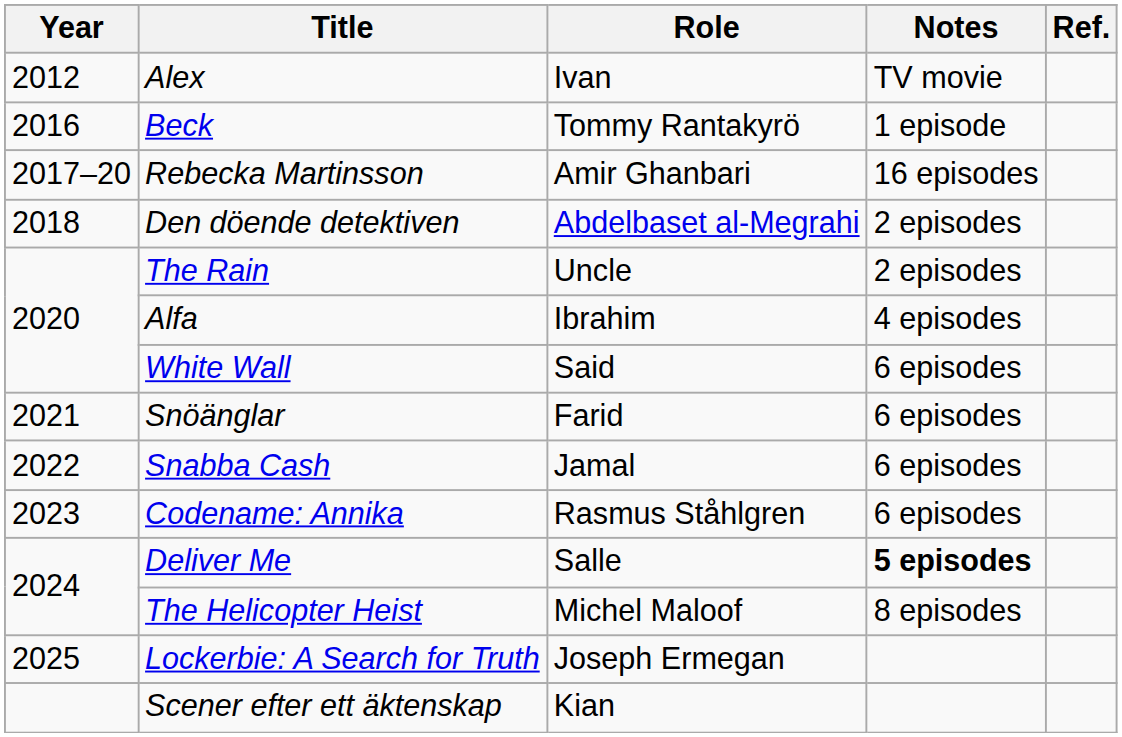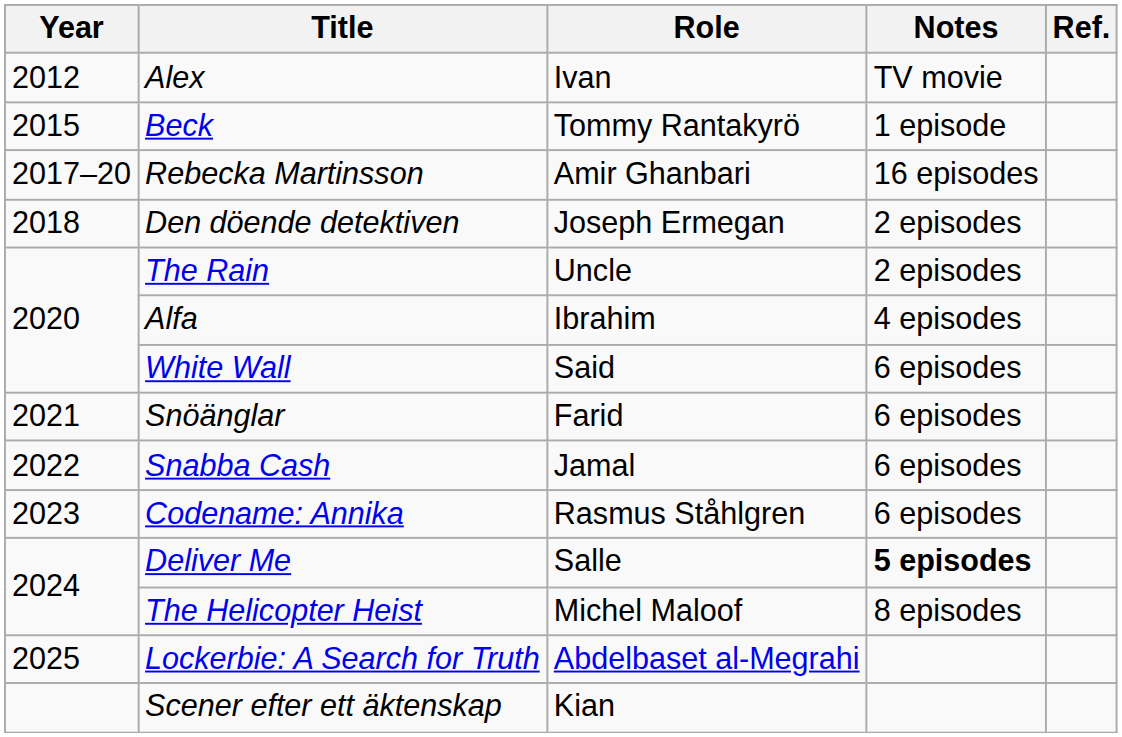(46, 125) 2016 -> (46, 125) 2015
(707, 222) Abdelbaset al-Megrahi -> (669, 222) Joseph Ermegan
(669, 658) Joseph Ermegan -> (707, 658) Abdelbaset al-Megrahi
